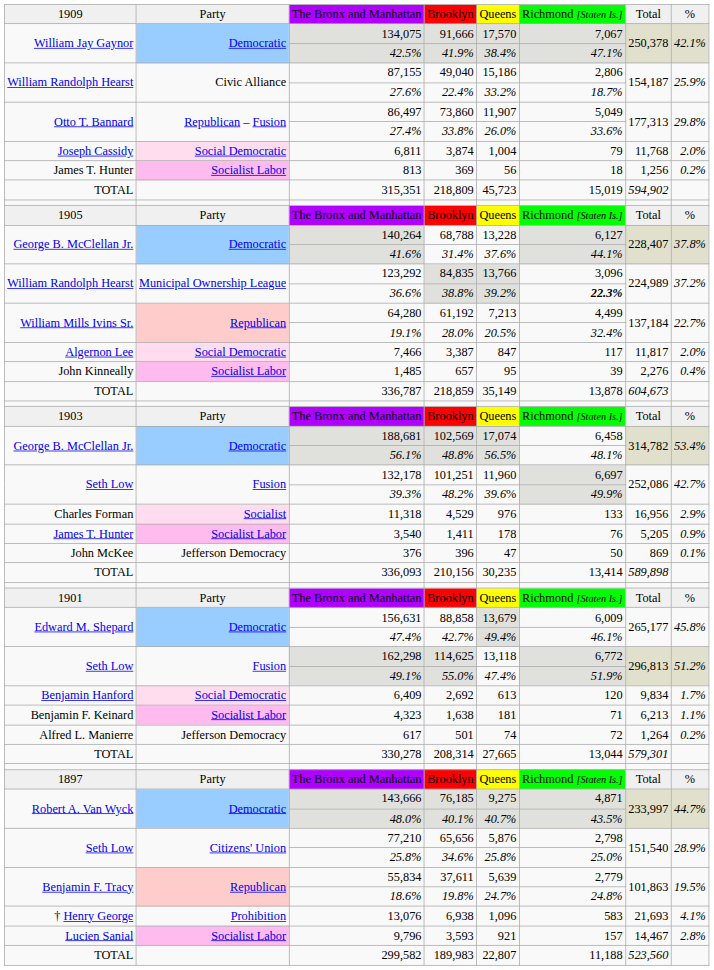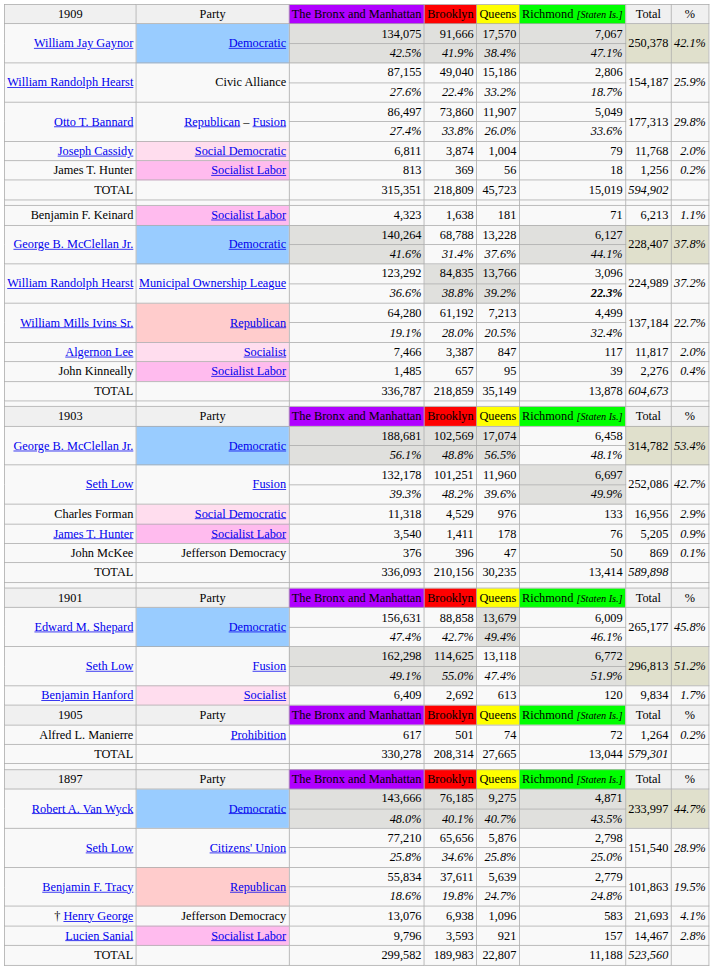rows swapped: (70, 215) <-> (82, 715)
(240, 352) Social Democratic -> (265, 352) Socialist
(265, 514) Socialist -> (240, 514) Social Democratic
(240, 695) Social Democratic -> (265, 695) Socialist
(234, 734) Jefferson Democracy -> (258, 734) Prohibition
(258, 916) Prohibition -> (234, 916) Jefferson Democracy
